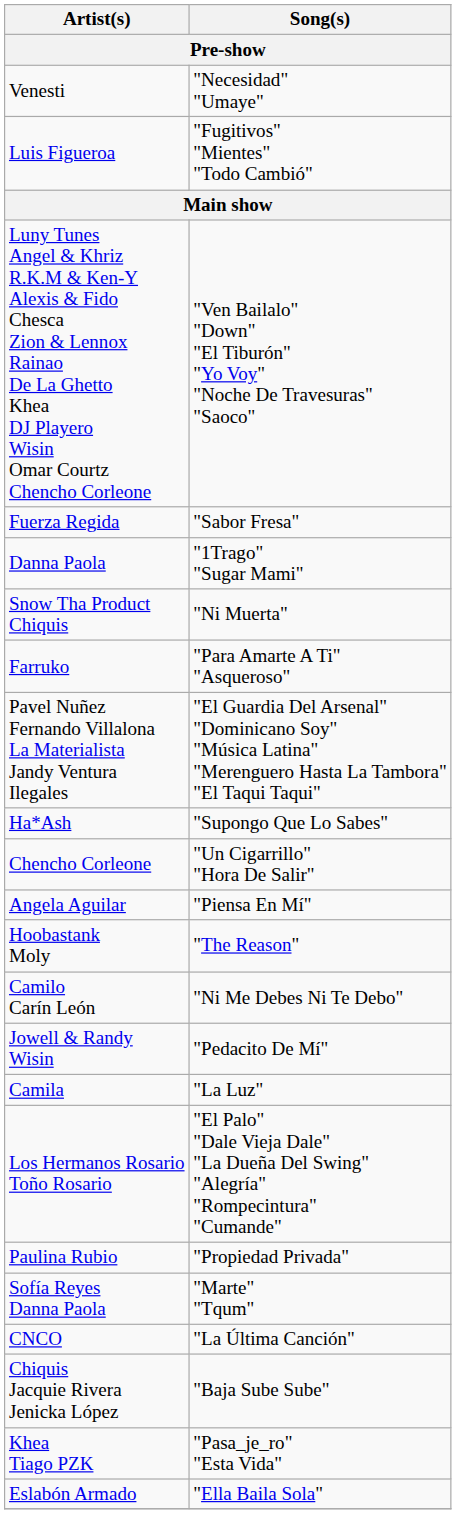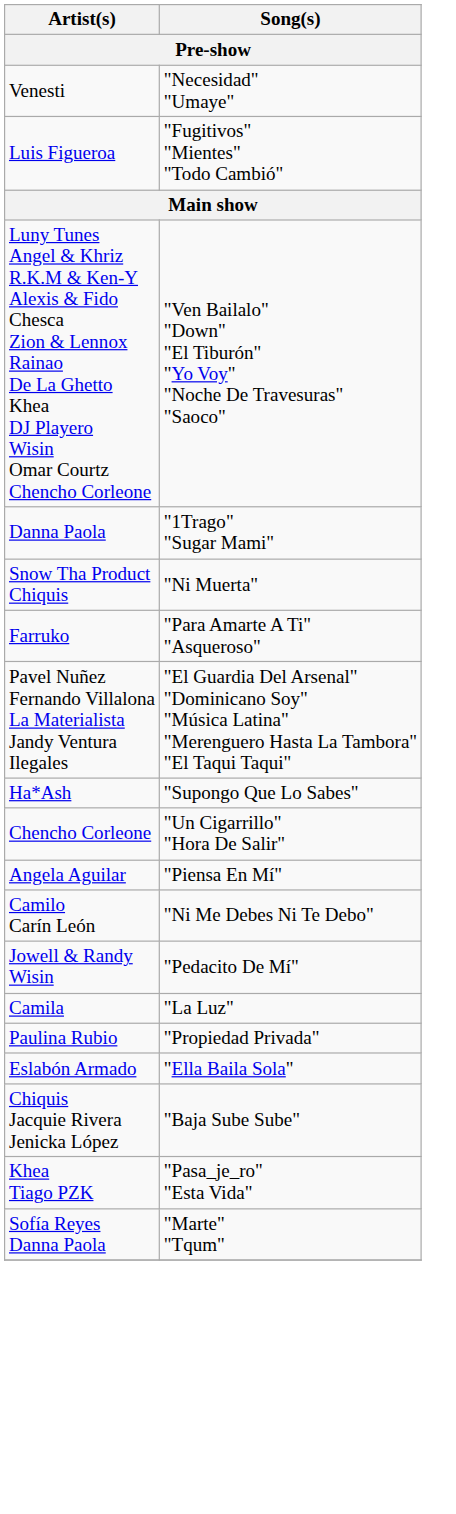- row: (64, 522)
- row: (54, 945)
- row: (97, 1173)
rows swapped: (73, 1494) <-> (57, 1298)
- row: (35, 1339)
